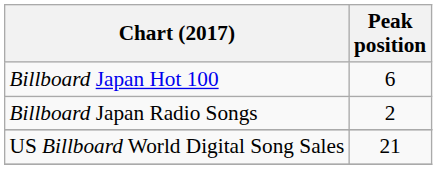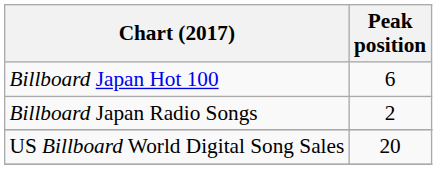(390, 146) 21 -> (390, 146) 20
